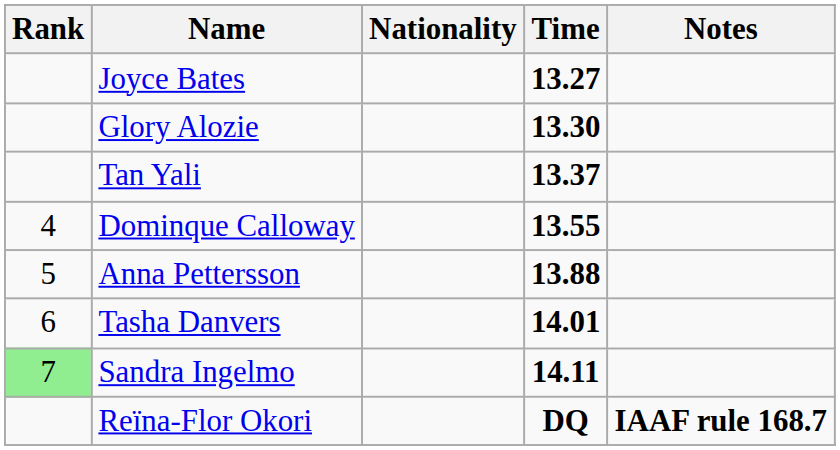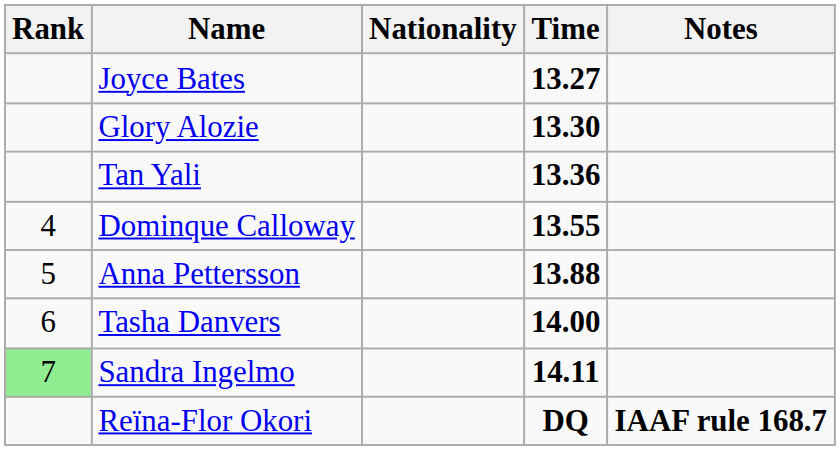(566, 175) 13.37 -> (566, 175) 13.36
(566, 322) 14.01 -> (566, 322) 14.00
